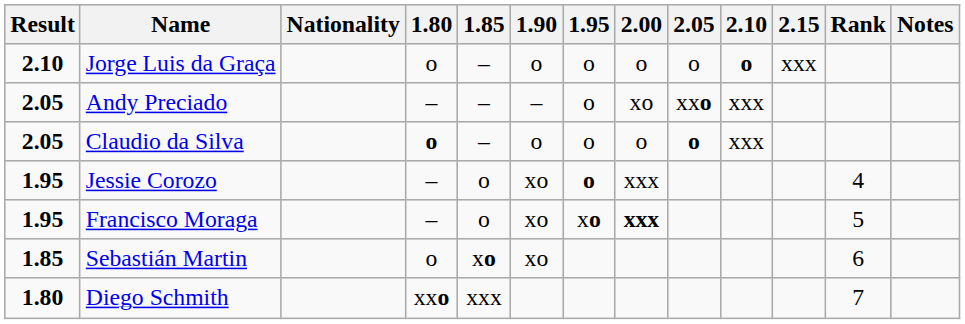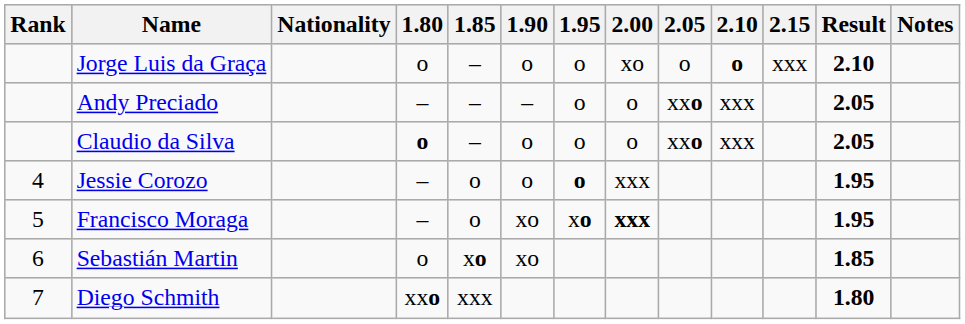columns swapped: (858, 24) <-> (43, 24)
(641, 63) o -> (632, 63) xo
(641, 102) xo -> (632, 102) o
(694, 141) o -> (685, 141) xxo
(536, 180) xo -> (527, 180) o
